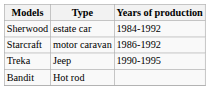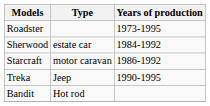+ row: (25, 28)
